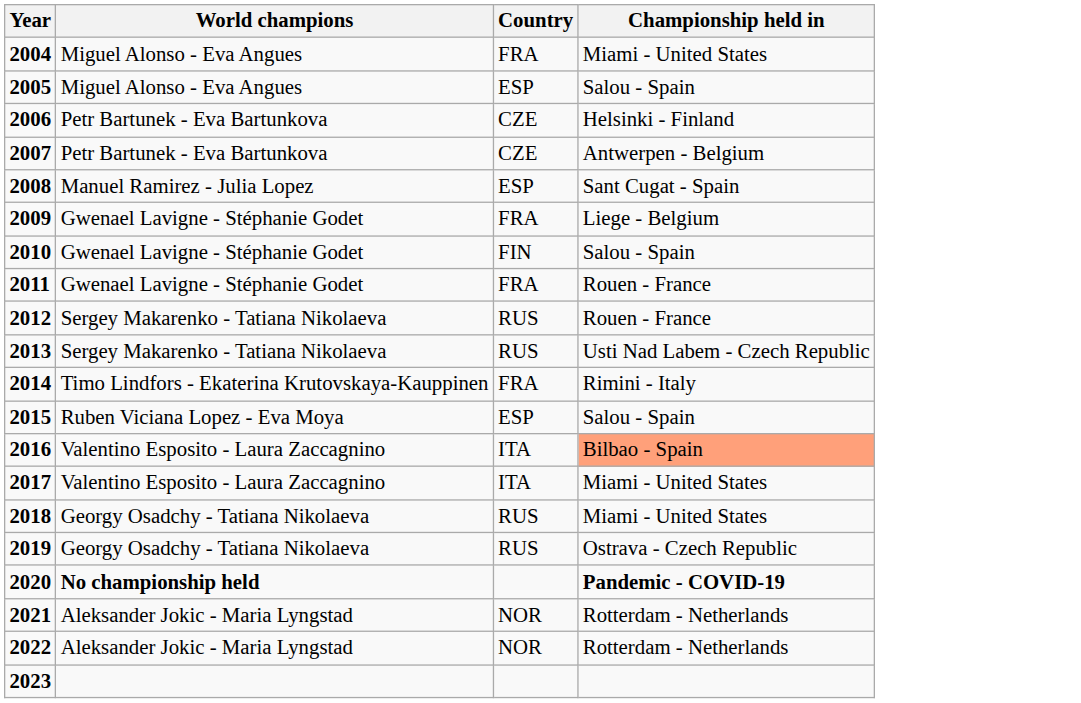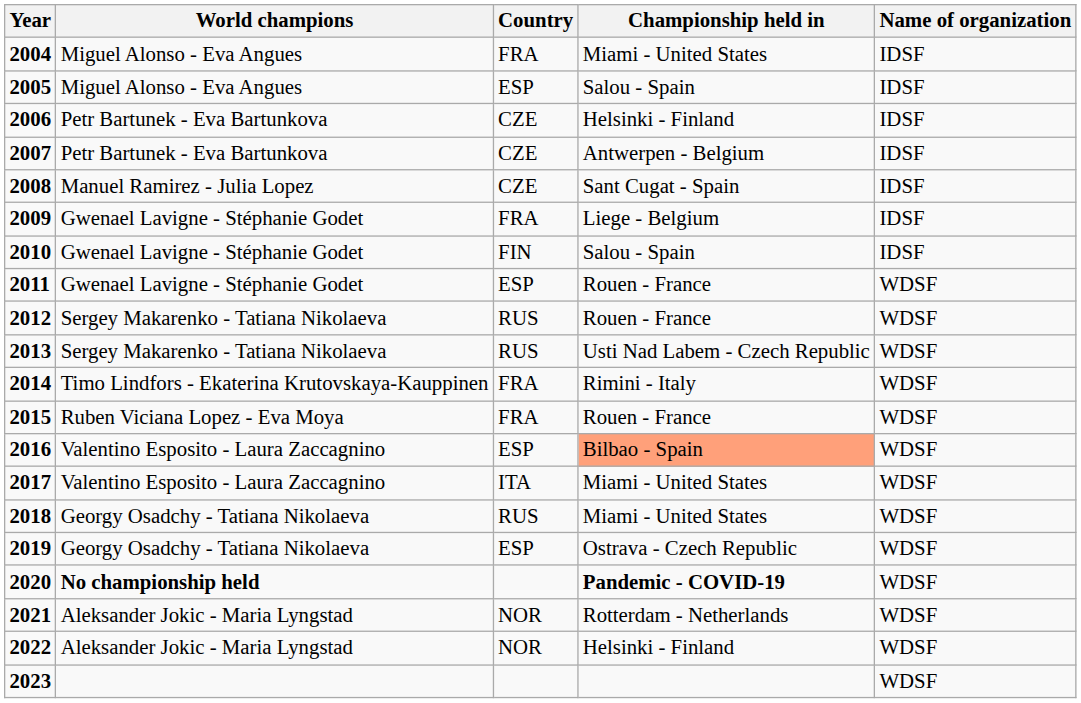+ column: (975, 20)
(516, 185) ESP -> (518, 185) CZE
(518, 284) FRA -> (516, 284) ESP
(516, 416) ESP -> (518, 416) FRA
(639, 416) Salou - Spain -> (647, 416) Rouen - France
(515, 449) ITA -> (516, 449) ESP
(518, 548) RUS -> (516, 548) ESP
(686, 647) Rotterdam - Netherlands -> (658, 647) Helsinki - Finland
